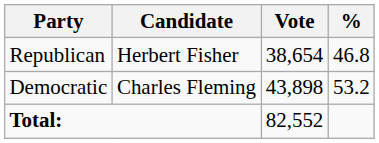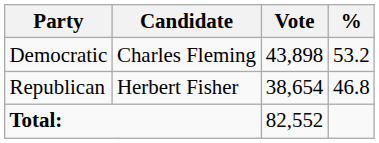rows swapped: (58, 87) <-> (57, 54)
